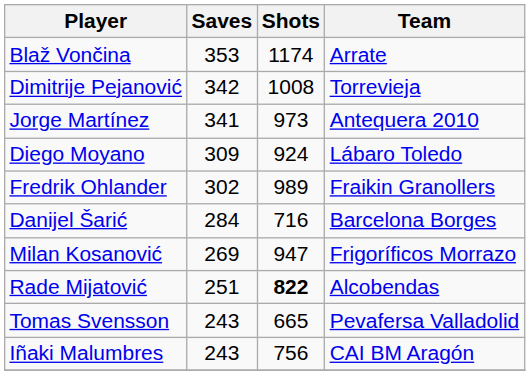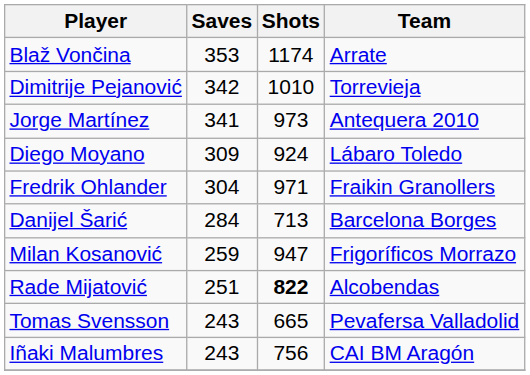(291, 87) 1008 -> (291, 87) 1010
(222, 187) 302 -> (222, 187) 304
(291, 187) 989 -> (291, 187) 971
(291, 220) 716 -> (291, 220) 713
(222, 253) 269 -> (222, 253) 259
